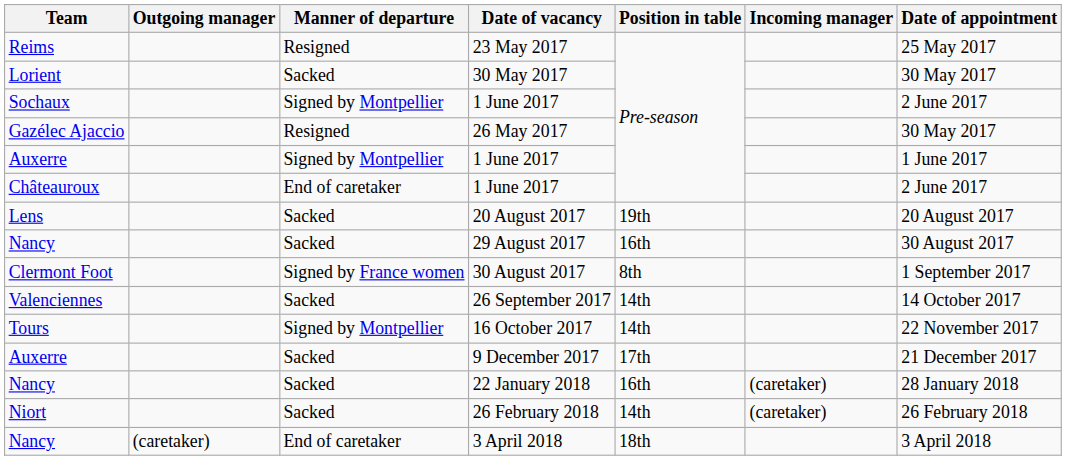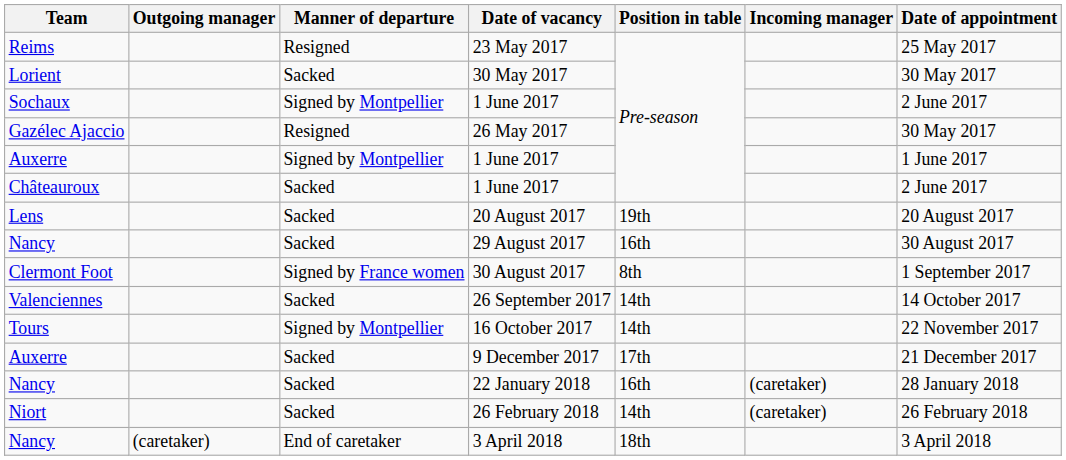(342, 187) End of caretaker -> (309, 187) Sacked
